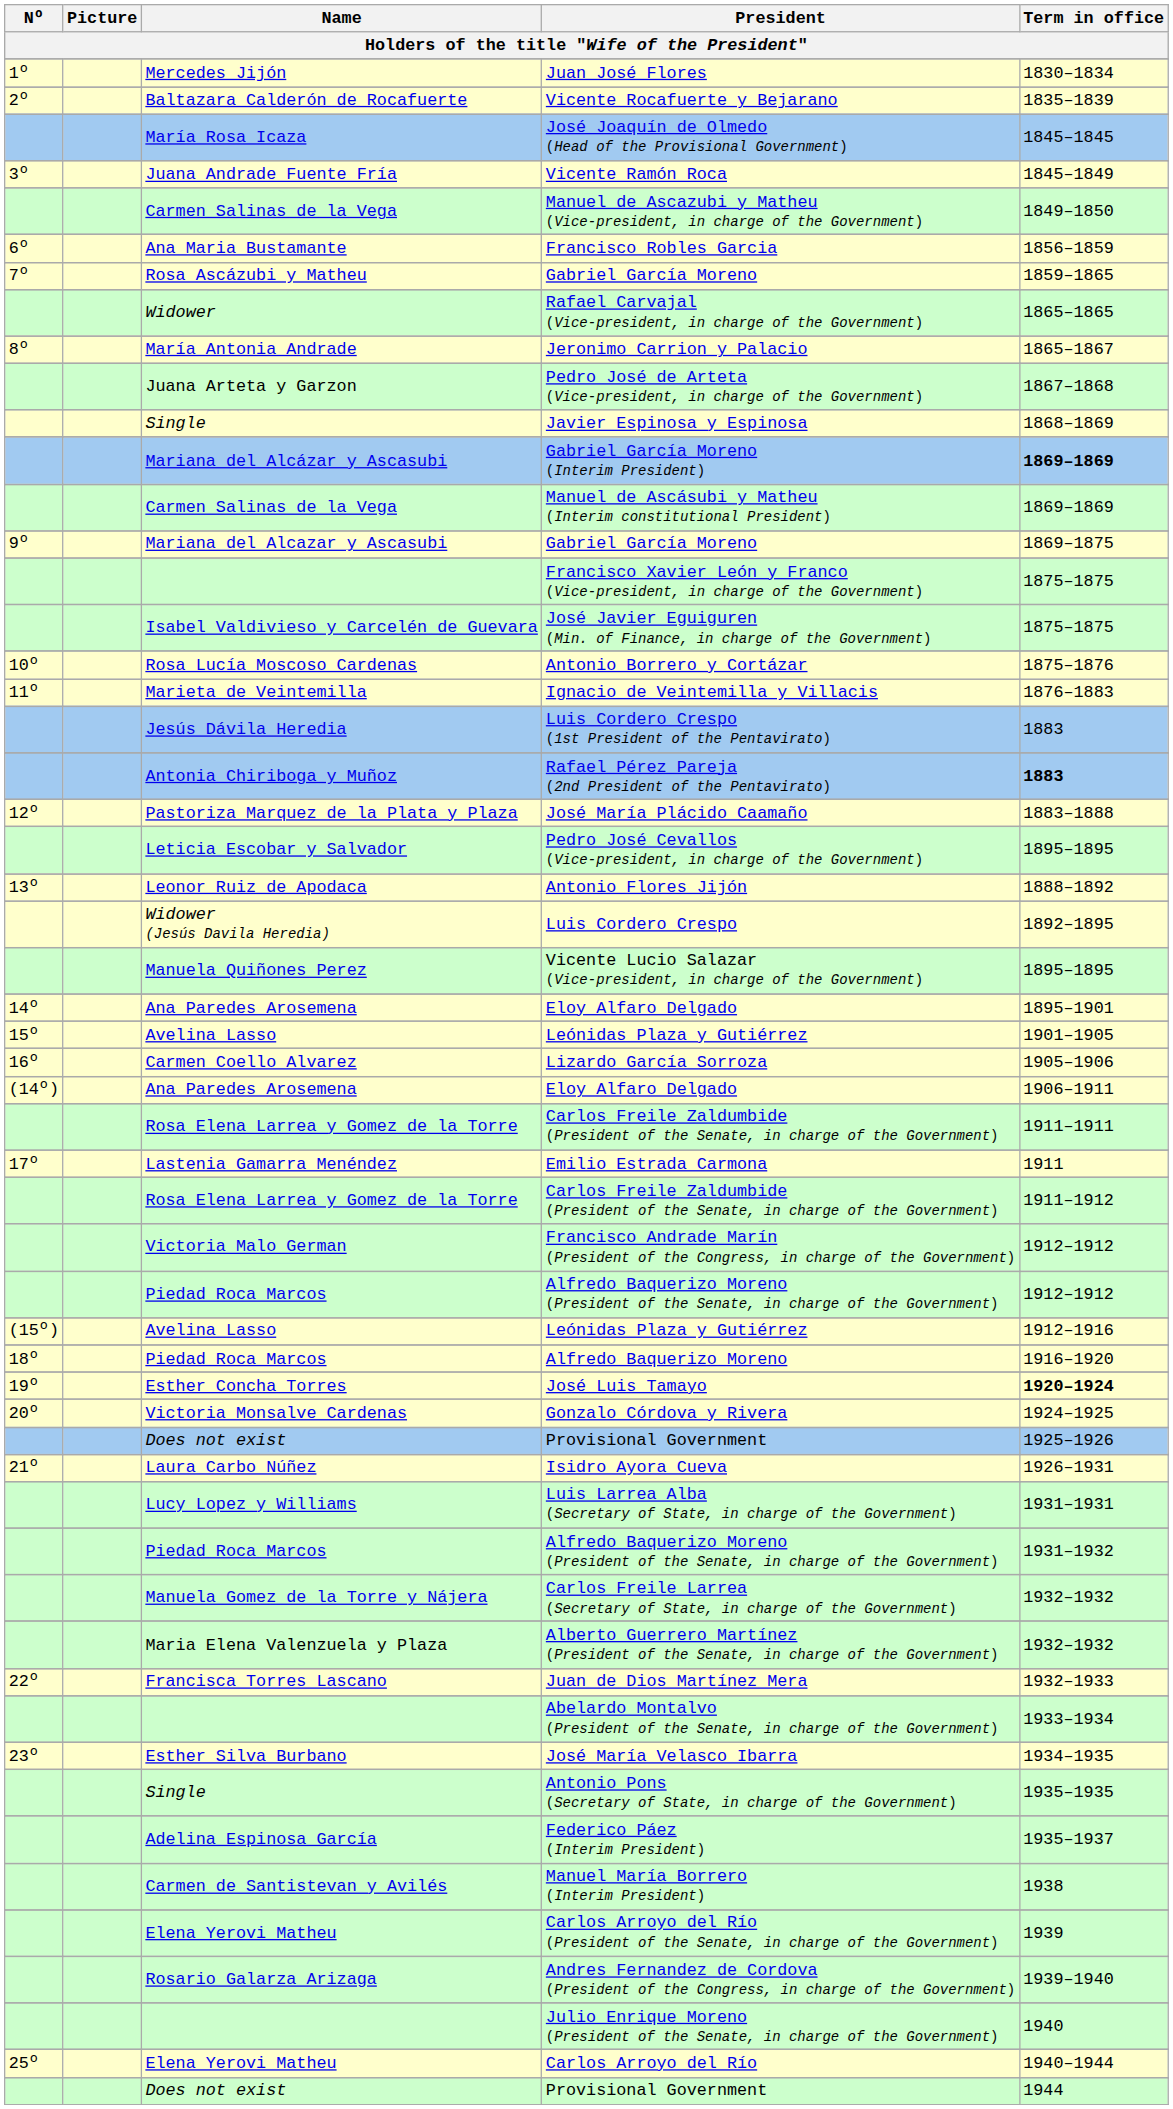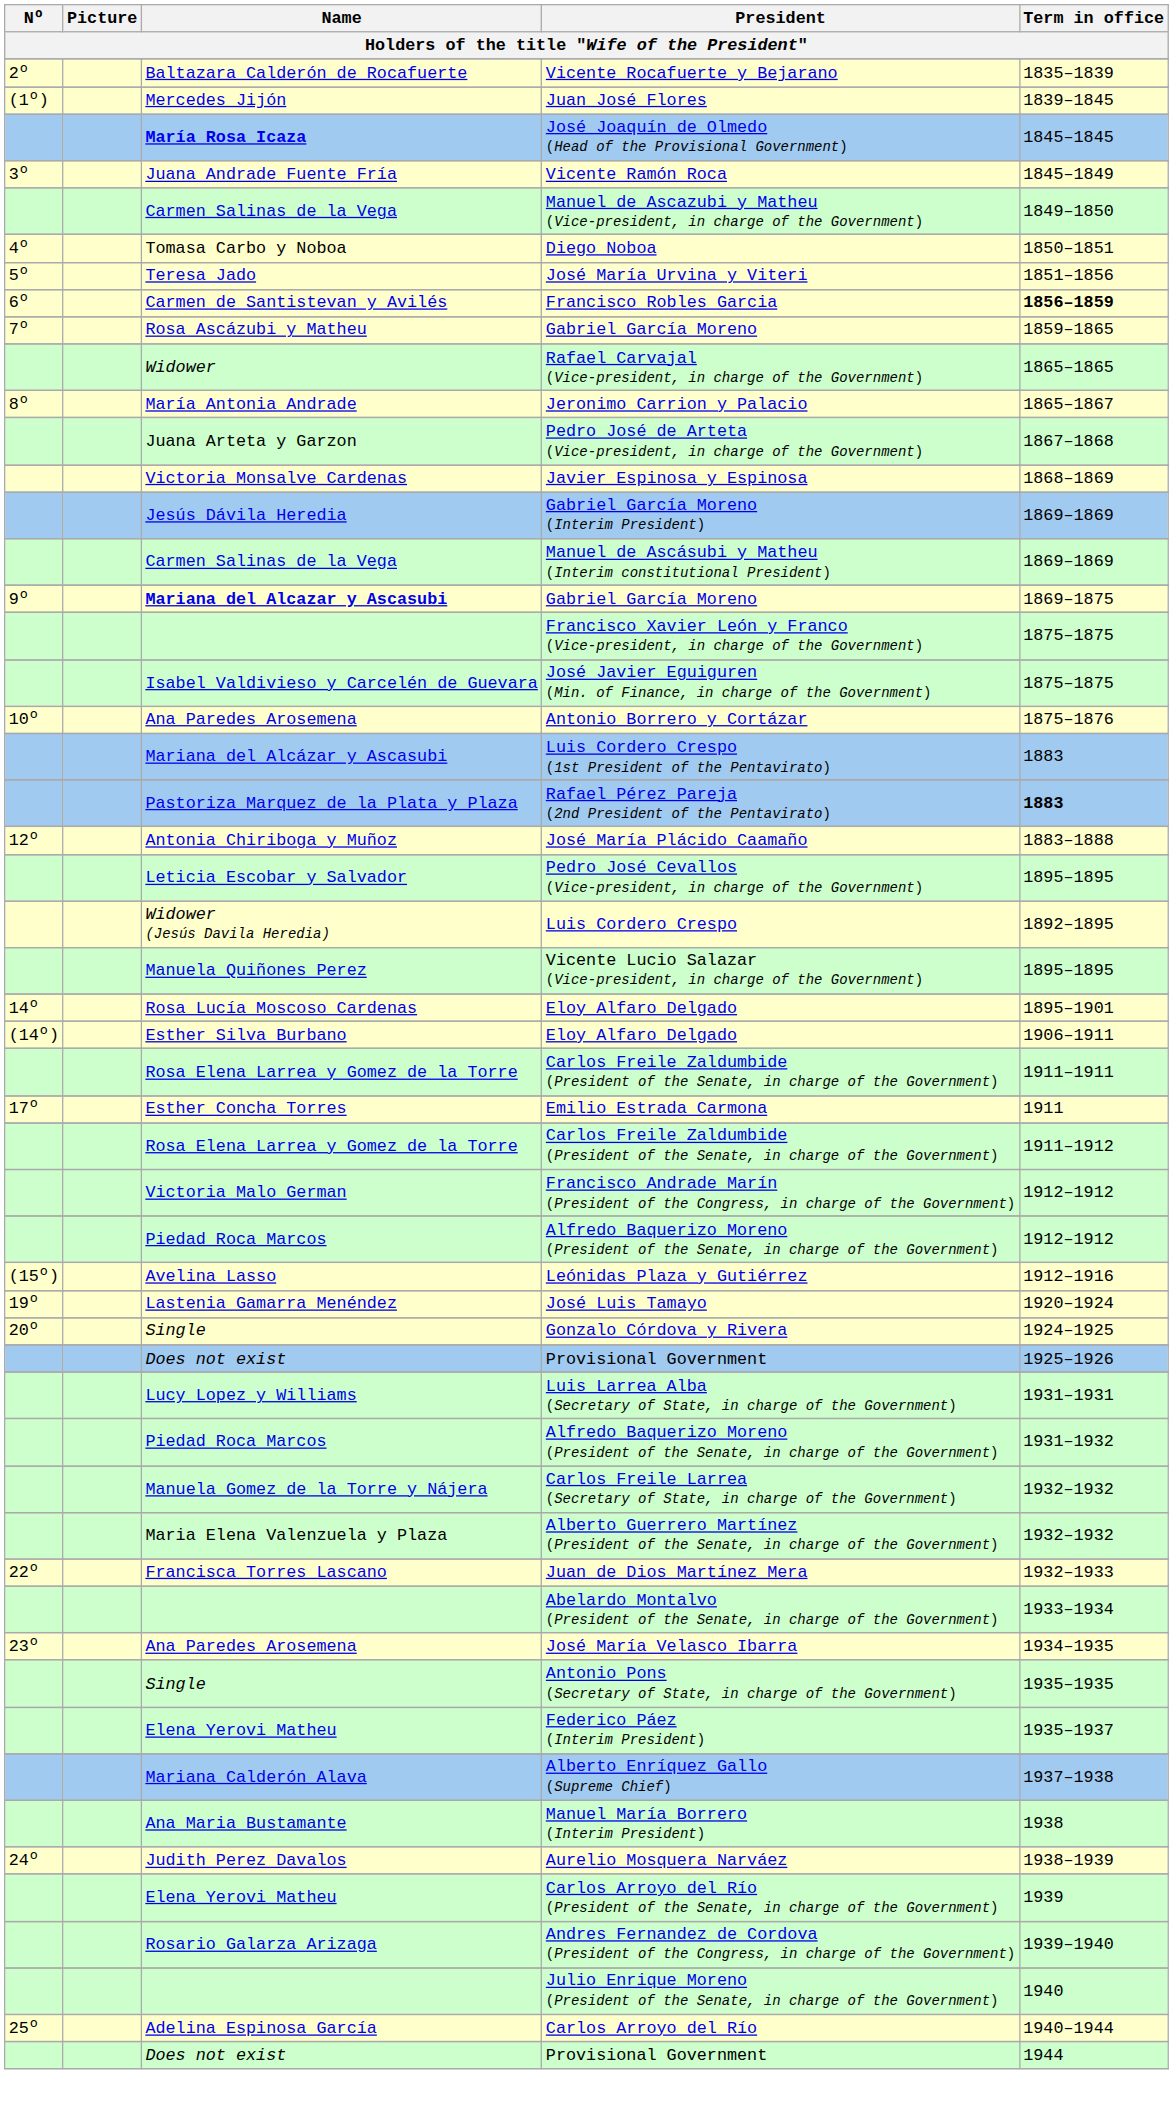- row: (19, 73)
+ row: (29, 100)
(226, 137) normal -> (226, 137) bold
+ row: (19, 248)
+ row: (19, 276)
(246, 248) Ana Maria Bustamante -> (296, 303) Carmen de Santistevan y Avilés
(1069, 248) normal -> (1069, 303) bold
(176, 424) Single -> (276, 478) Victoria Monsalve Cardenas
(296, 461) Mariana del Alcázar y Ascasubi -> (246, 515) Jesús Dávila Heredia
(1069, 461) bold -> (1069, 515) normal
(296, 544) normal -> (296, 599) bold
(281, 665) Rosa Lucía Moscoso Cardenas -> (251, 720) Ana Paredes Arosemena
- row: (24, 692)
(246, 729) Jesús Dávila Heredia -> (296, 757) Mariana del Alcázar y Ascasubi
(271, 776) Antonia Chiriboga y Muñoz -> (332, 803) Pastoriza Marquez de la Plata y Plaza
(332, 813) Pastoriza Marquez de la Plata y Plaza -> (271, 840) Antonia Chiriboga y Muñoz
- row: (24, 887)
(251, 1008) Ana Paredes Arosemena -> (281, 1008) Rosa Lucía Moscoso Cardenas
- row: (24, 1035)
- row: (24, 1062)
(251, 1090) Ana Paredes Arosemena -> (246, 1035) Esther Silva Burbano
(271, 1164) Lastenia Gamarra Menéndez -> (246, 1109) Esther Concha Torres
- row: (24, 1359)
(246, 1386) Esther Concha Torres -> (271, 1304) Lastenia Gamarra Menéndez
(1069, 1386) bold -> (1069, 1304) normal
(276, 1413) Victoria Monsalve Cardenas -> (176, 1331) Single
- row: (24, 1468)
(246, 1756) Esther Silva Burbano -> (251, 1647) Ana Paredes Arosemena
(261, 1840) Adelina Espinosa García -> (241, 1730) Elena Yerovi Matheu
+ row: (34, 1777)
(296, 1886) Carmen de Santistevan y Avilés -> (246, 1824) Ana Maria Bustamante
+ row: (24, 1861)
(241, 2063) Elena Yerovi Matheu -> (261, 2028) Adelina Espinosa García
